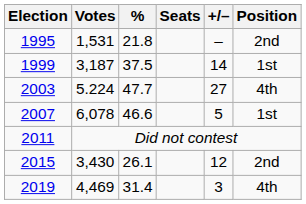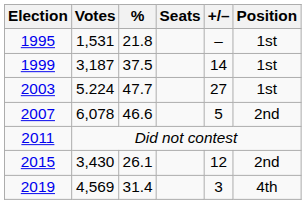(267, 41) 2nd -> (267, 41) 1st
(267, 89) 4th -> (267, 89) 1st
(267, 114) 1st -> (267, 114) 2nd
(95, 187) 4,469 -> (95, 187) 4,569
